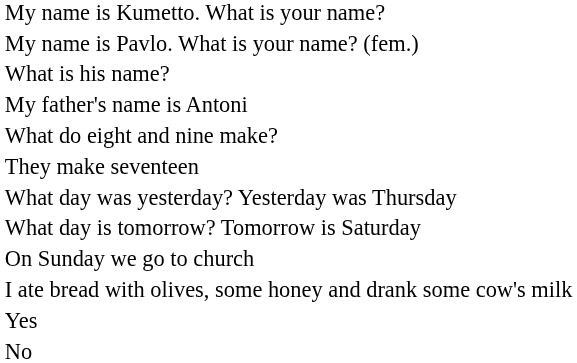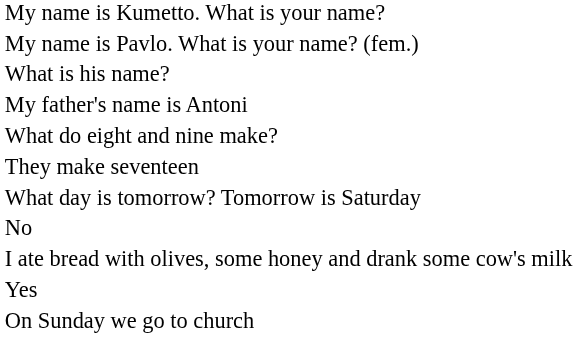- row: (231, 197)
rows swapped: (130, 258) <-> (18, 351)
